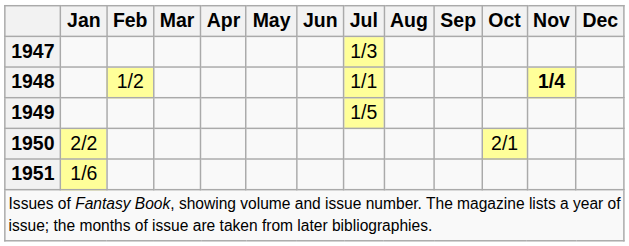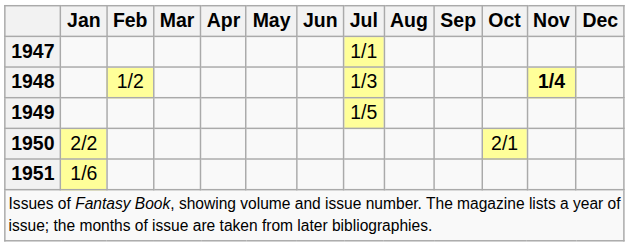(364, 51) 1/3 -> (364, 51) 1/1
(364, 82) 1/1 -> (364, 82) 1/3
